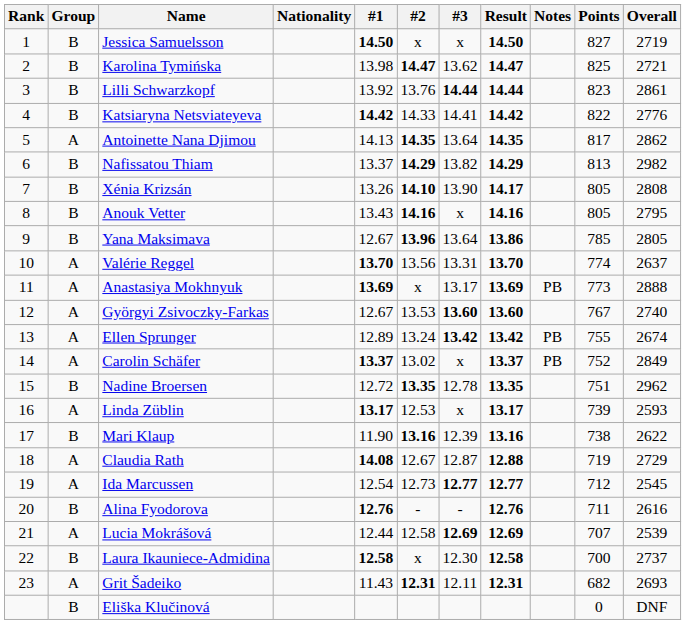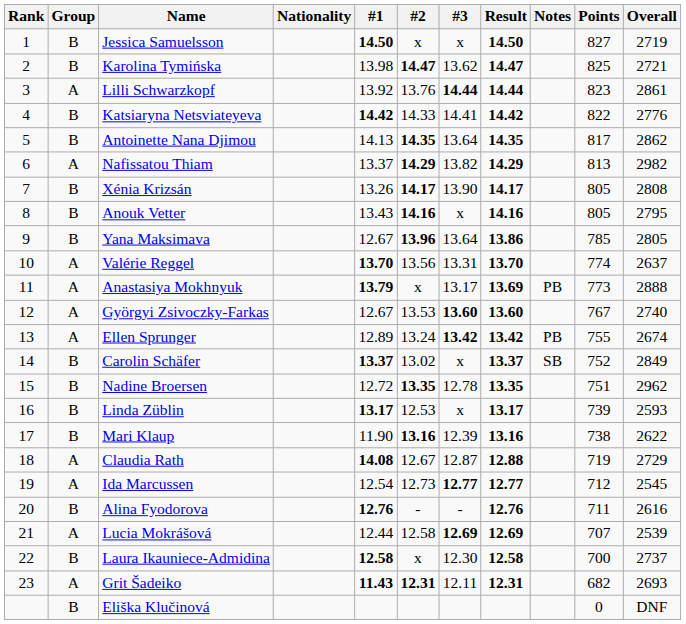(73, 90) B -> (73, 90) A
(73, 139) A -> (73, 139) B
(73, 164) B -> (73, 164) A
(418, 189) 14.10 -> (418, 189) 14.17
(376, 287) 13.69 -> (376, 287) 13.79
(73, 361) A -> (73, 361) B
(553, 361) PB -> (553, 361) SB
(73, 410) A -> (73, 410) B
(376, 582) normal -> (376, 582) bold
